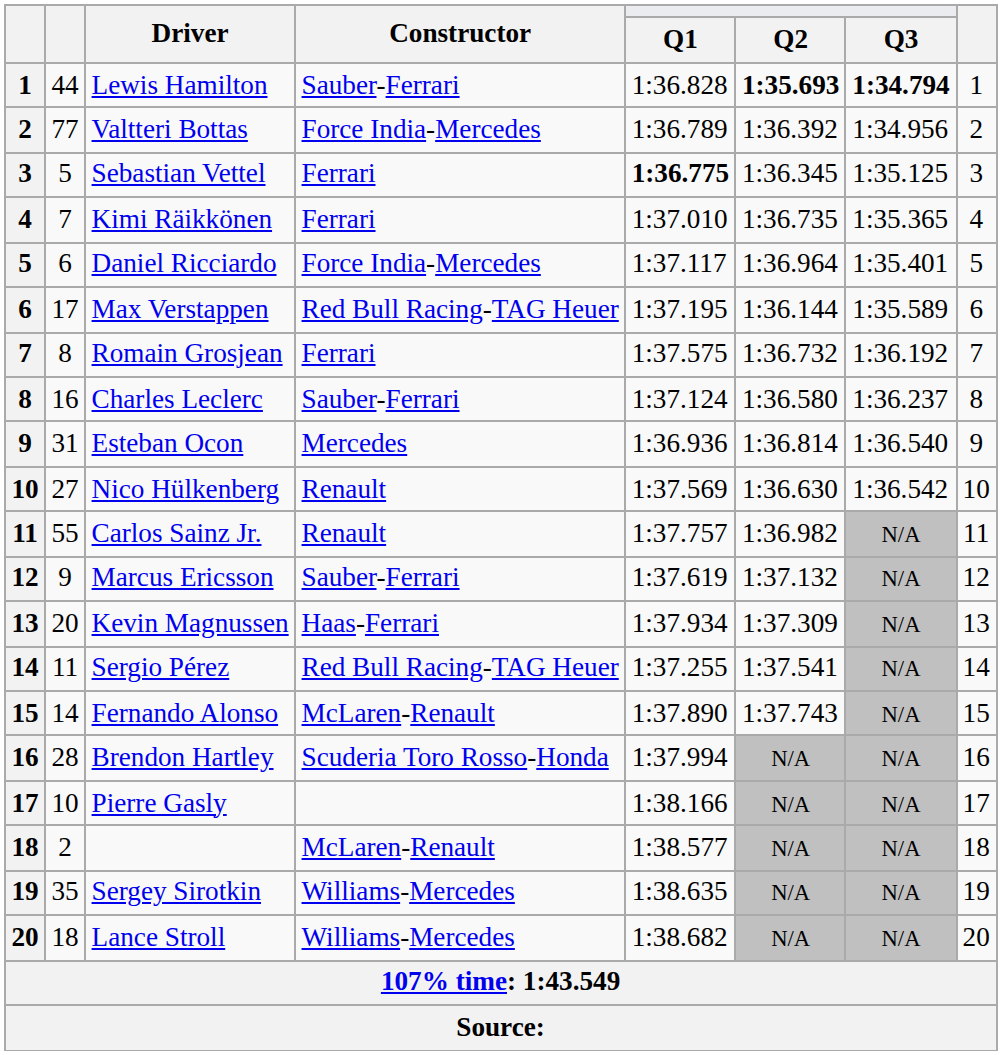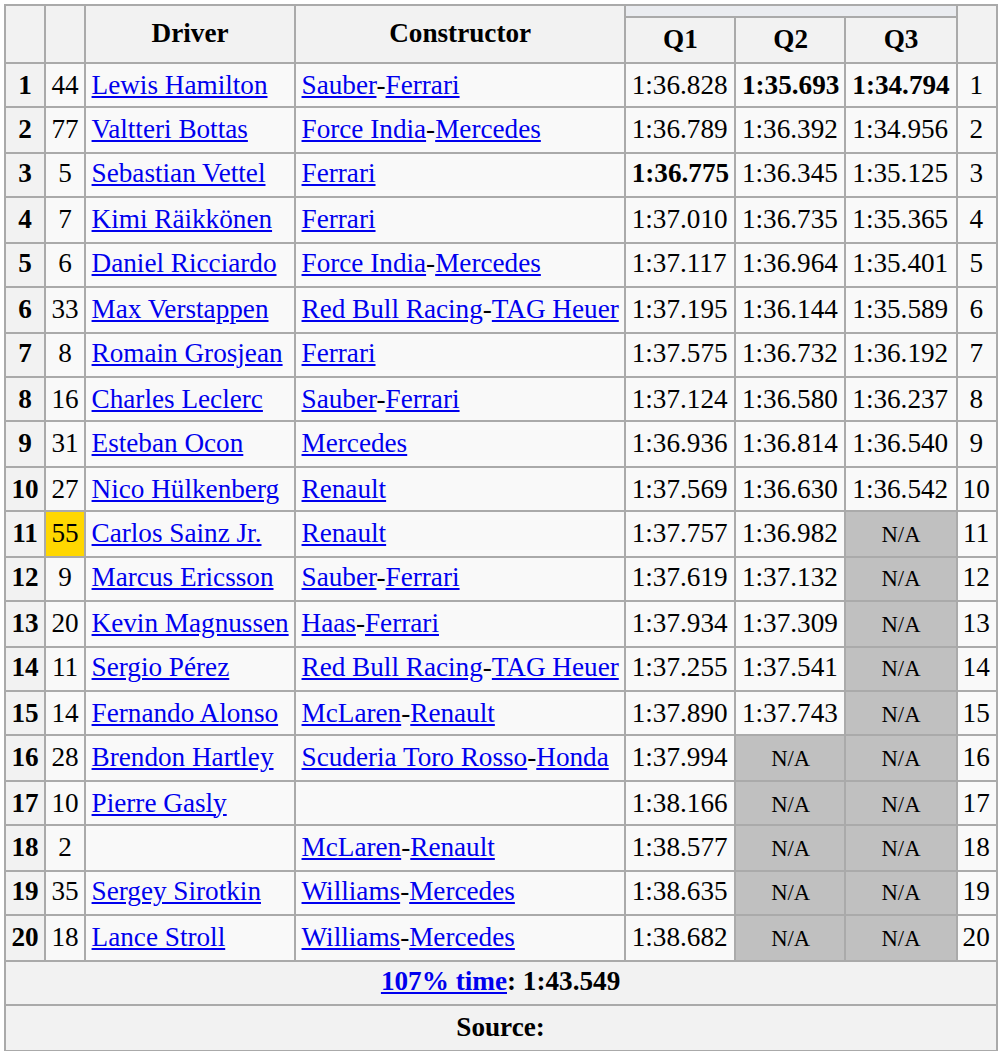(65, 308) 17 -> (65, 308) 33
(65, 533) no background -> (65, 533) gold background
